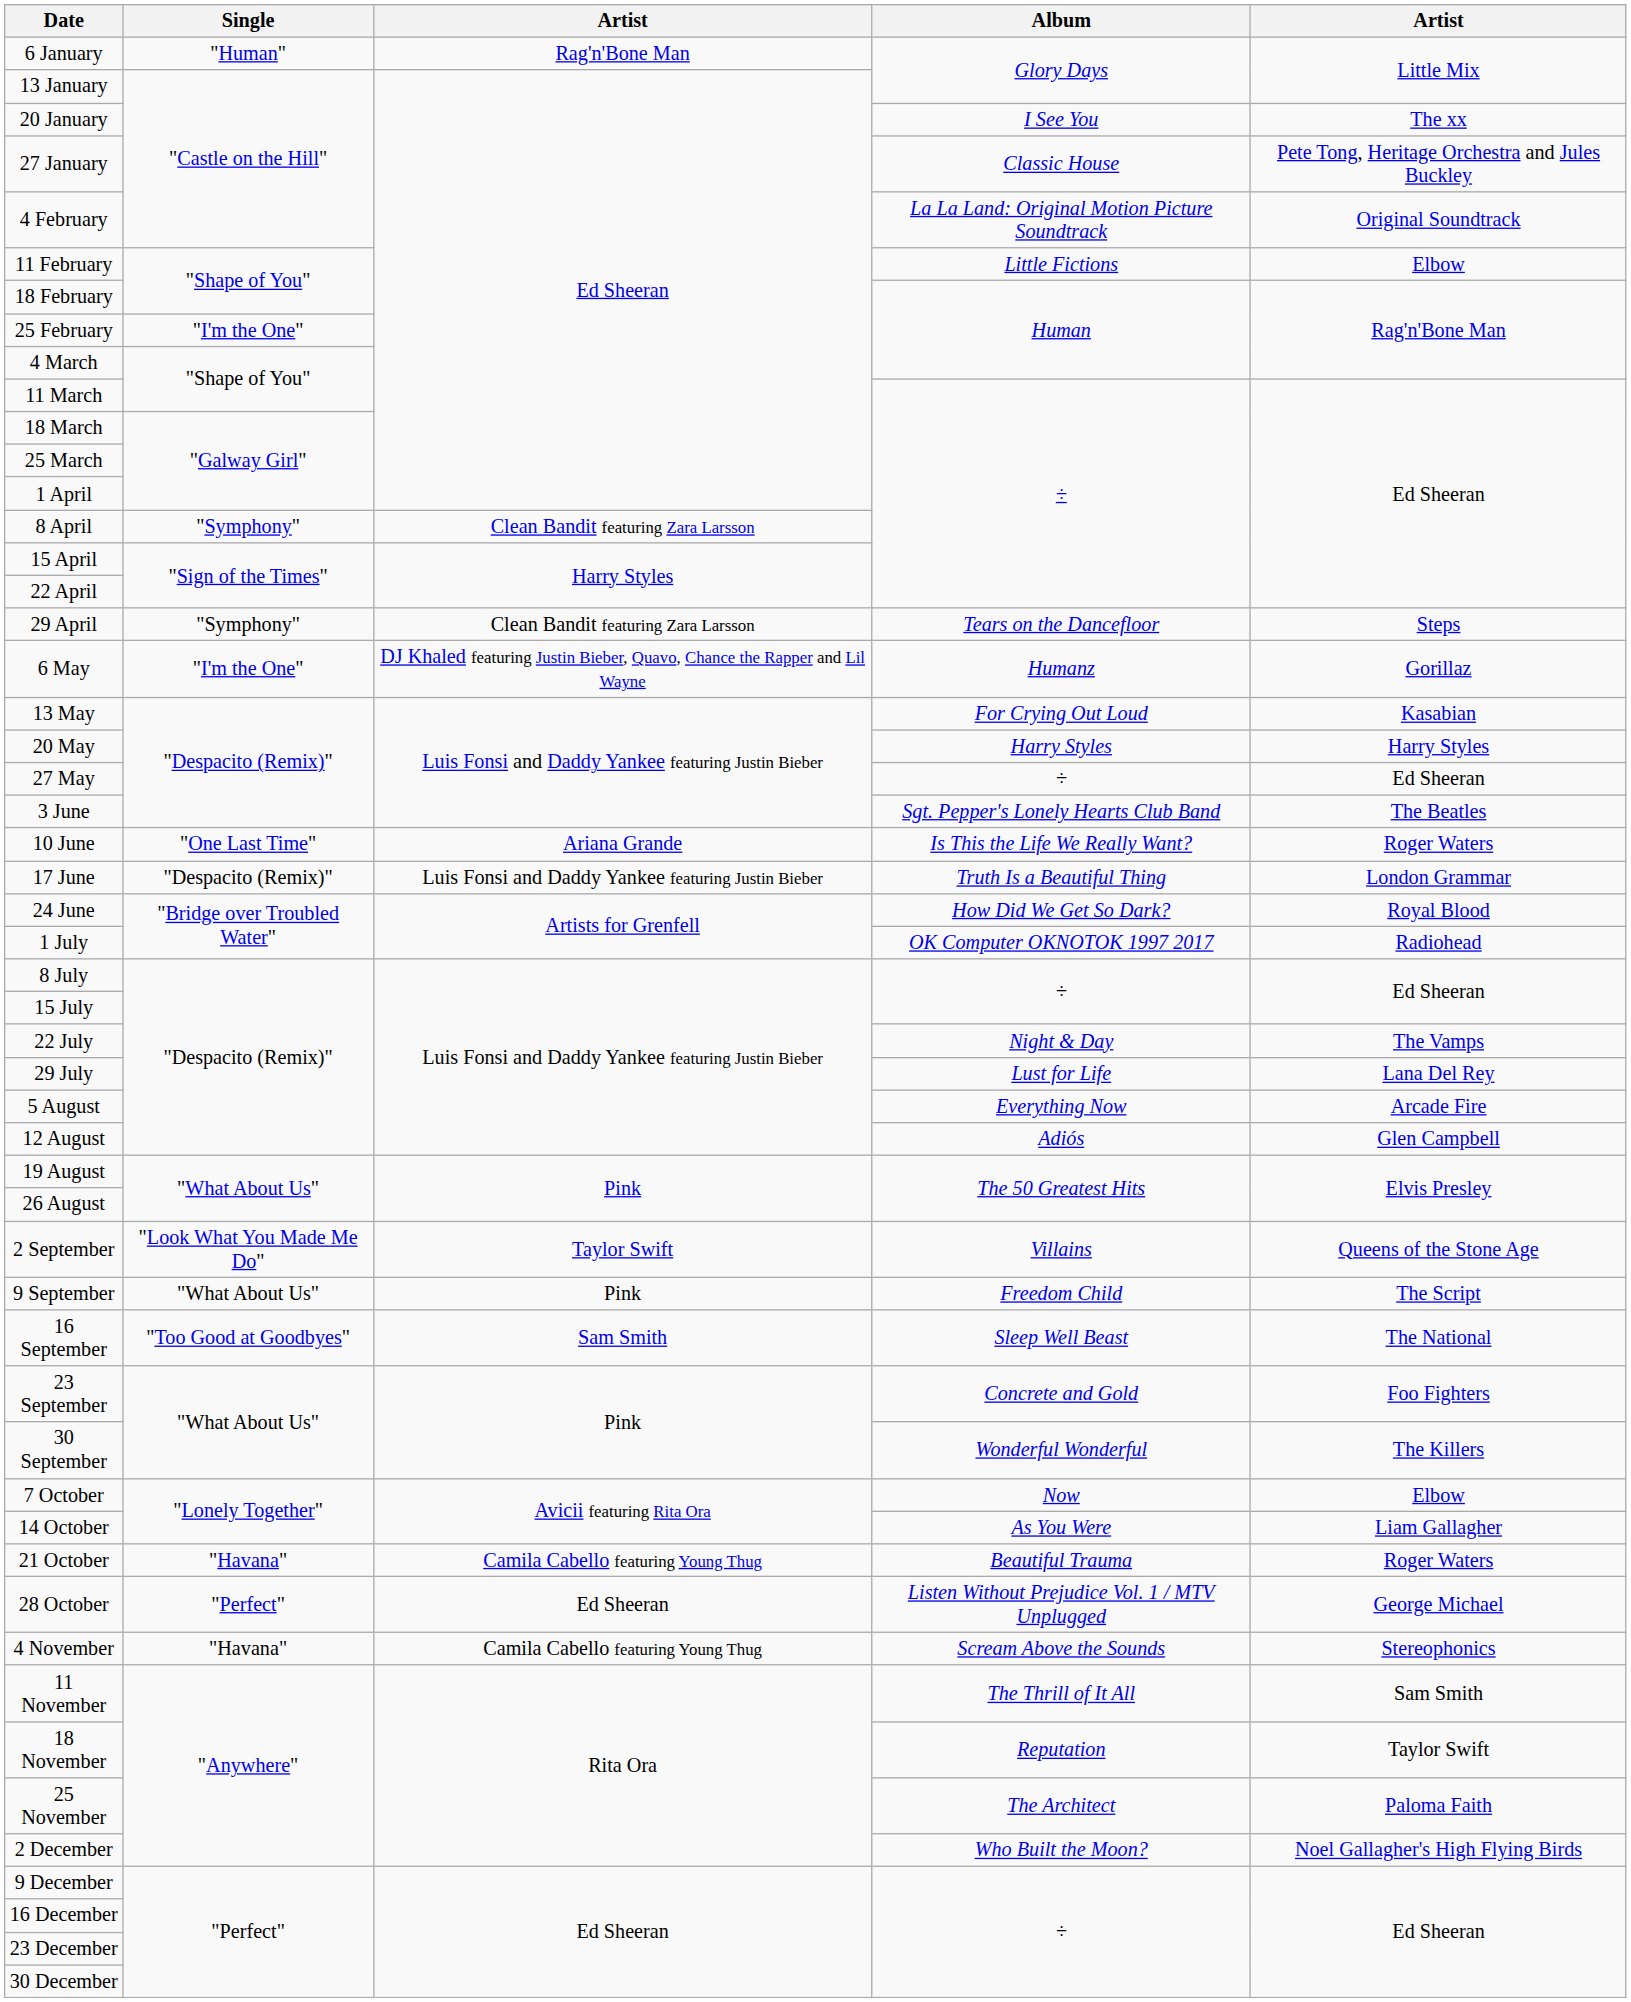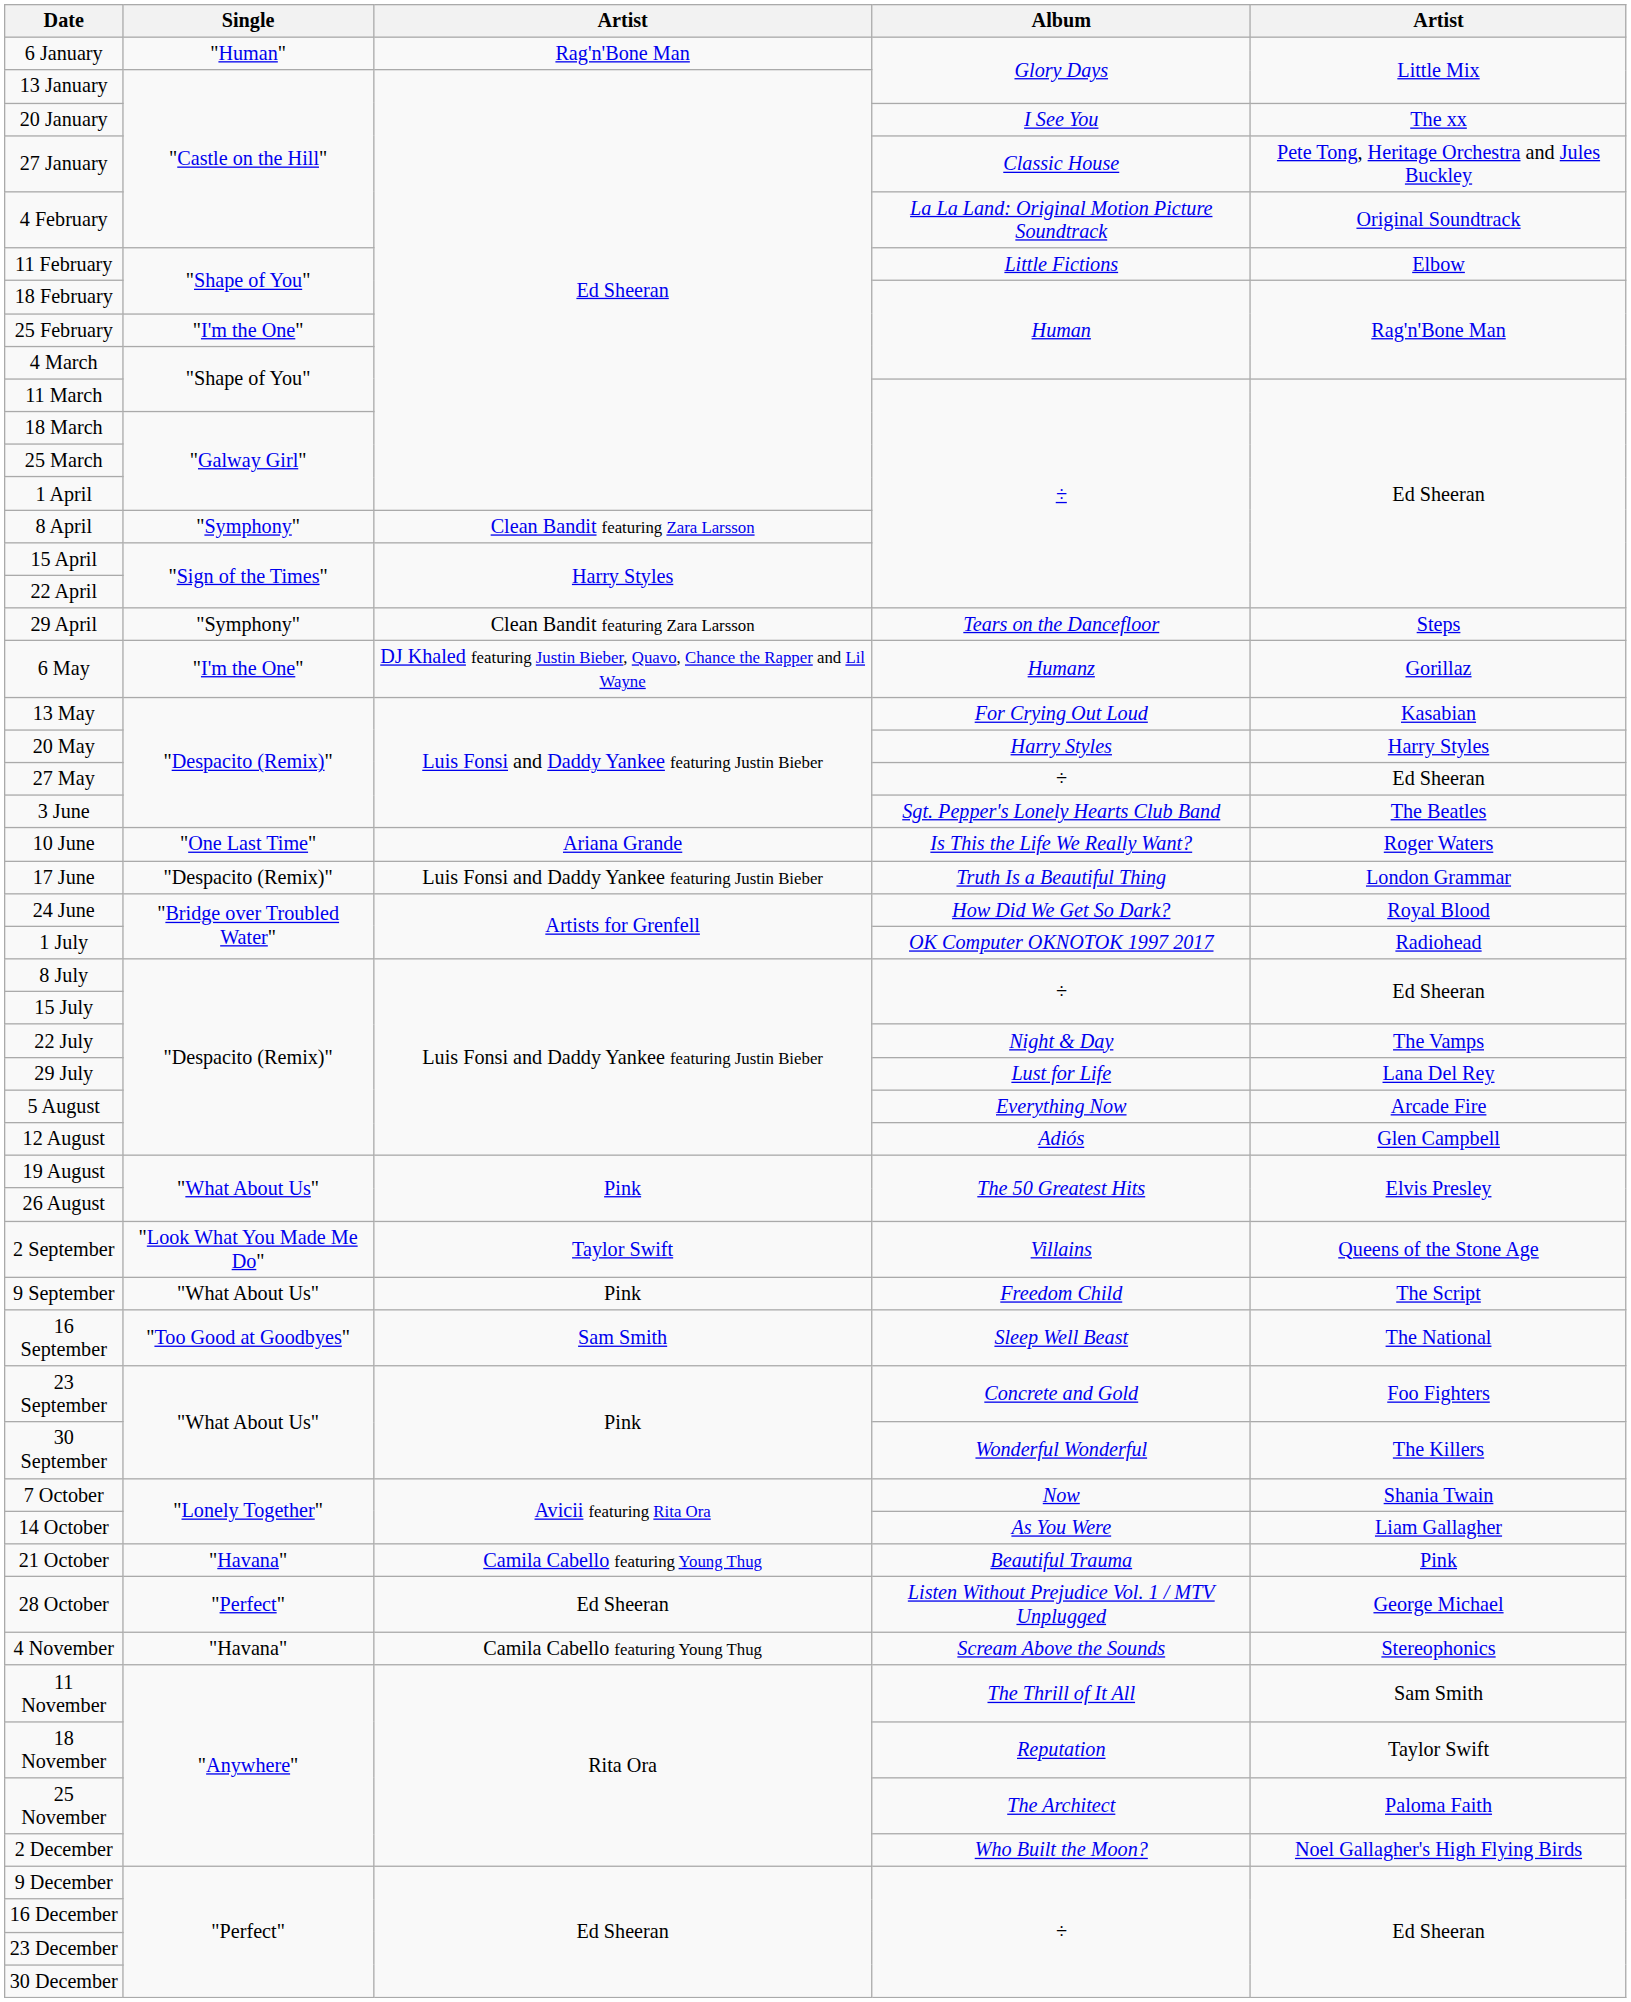(1439, 1493) Elbow -> (1439, 1493) Shania Twain
(1439, 1559) Roger Waters -> (1439, 1559) Pink
